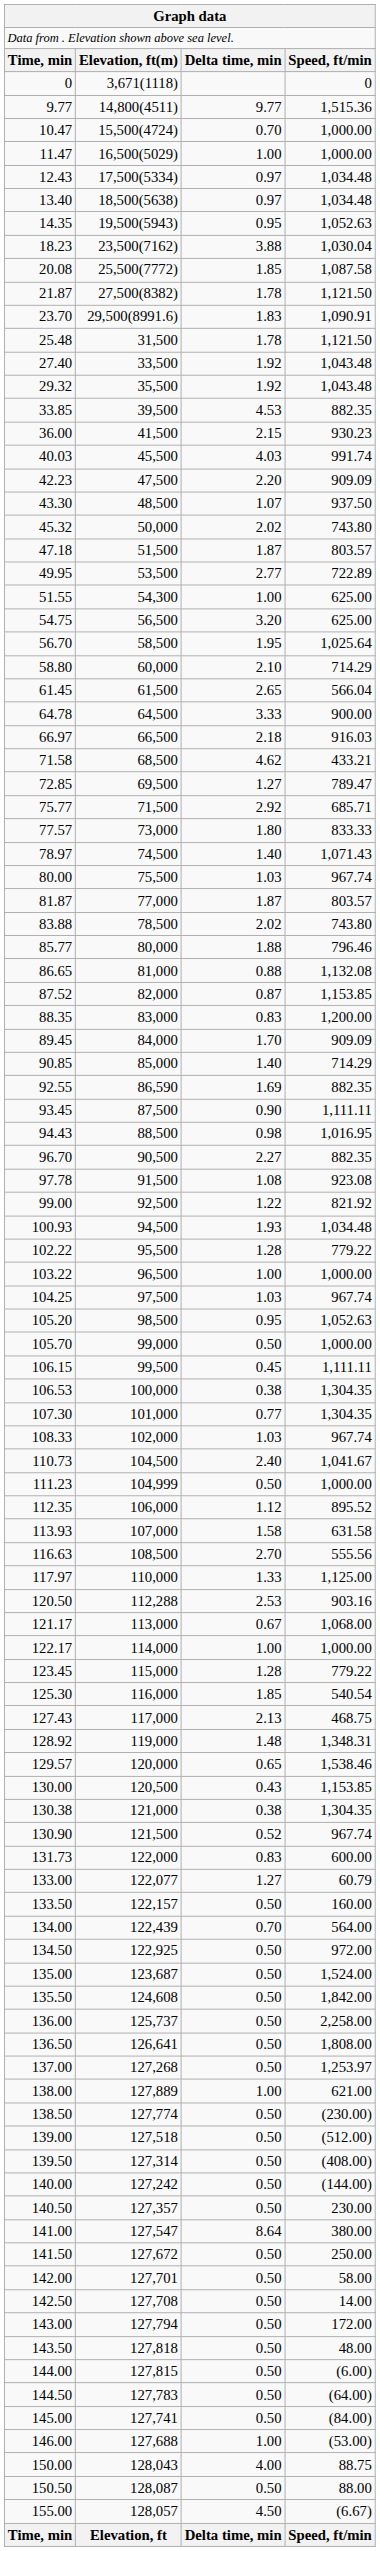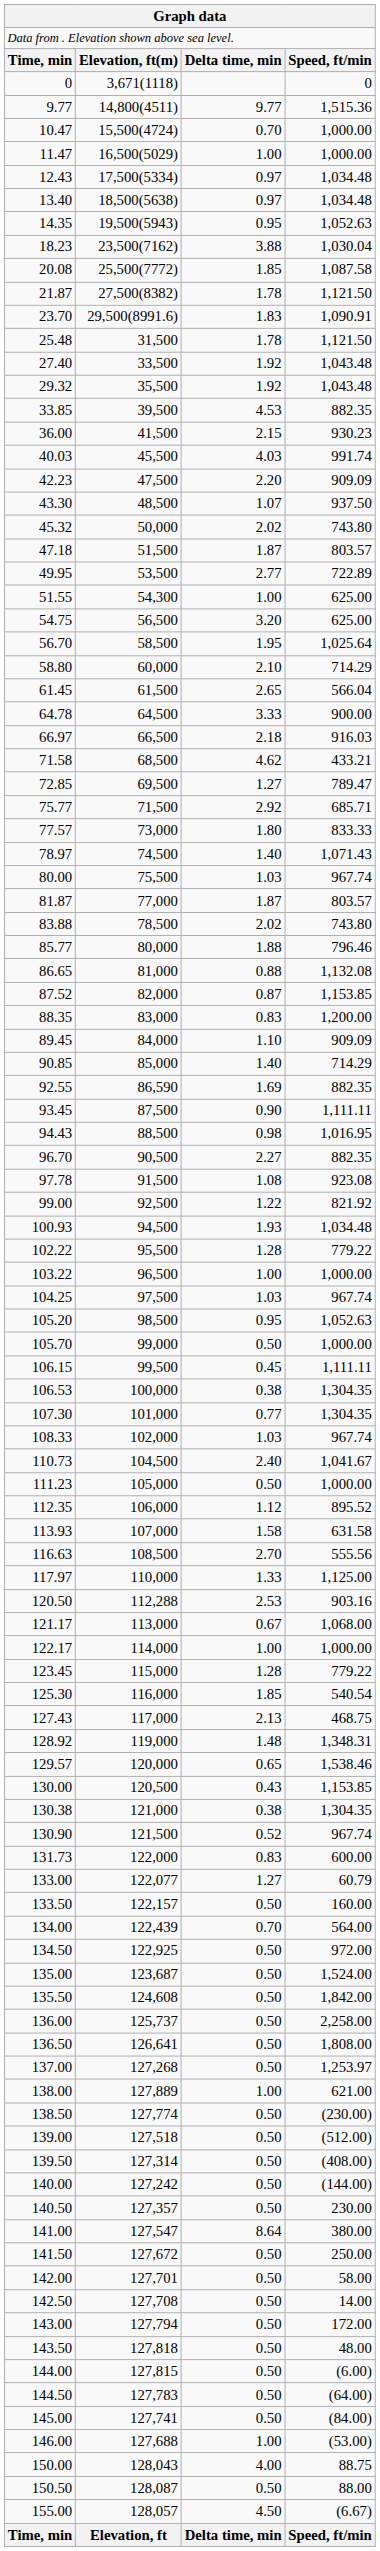(269, 1040) 1.70 -> (269, 1040) 1.10
(154, 1484) 104,999 -> (154, 1484) 105,000
